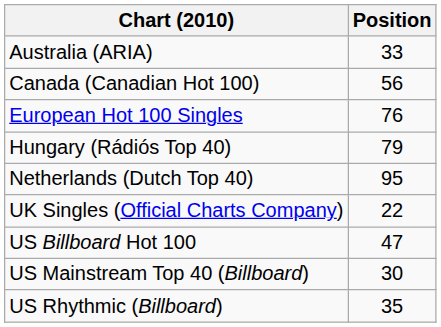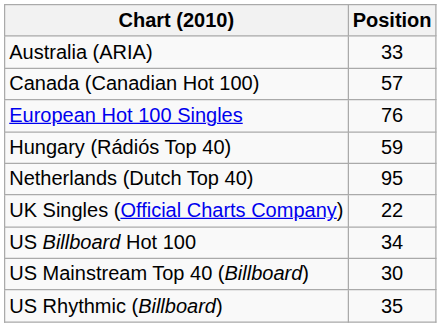(392, 83) 56 -> (392, 83) 57
(392, 147) 79 -> (392, 147) 59
(392, 242) 47 -> (392, 242) 34
